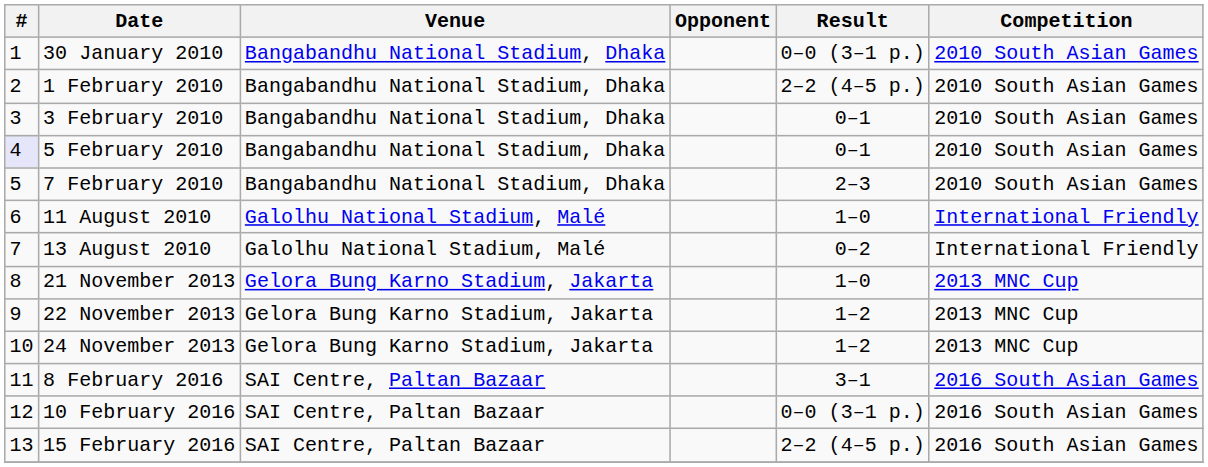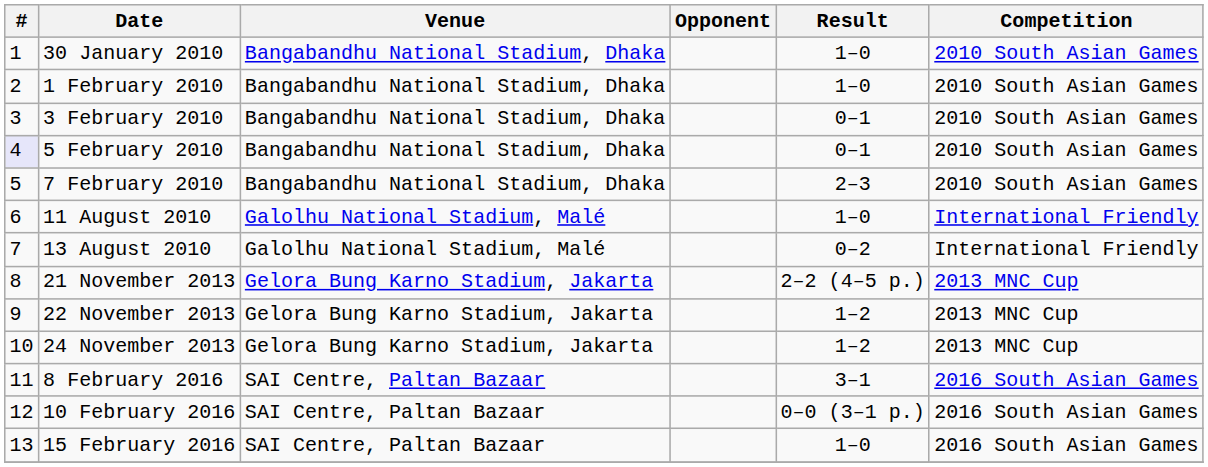(853, 54) 0–0 (3–1 p.) -> (853, 54) 1–0
(853, 86) 2–2 (4–5 p.) -> (853, 86) 1–0
(853, 282) 1–0 -> (853, 282) 2–2 (4–5 p.)
(853, 445) 2–2 (4–5 p.) -> (853, 445) 1–0
